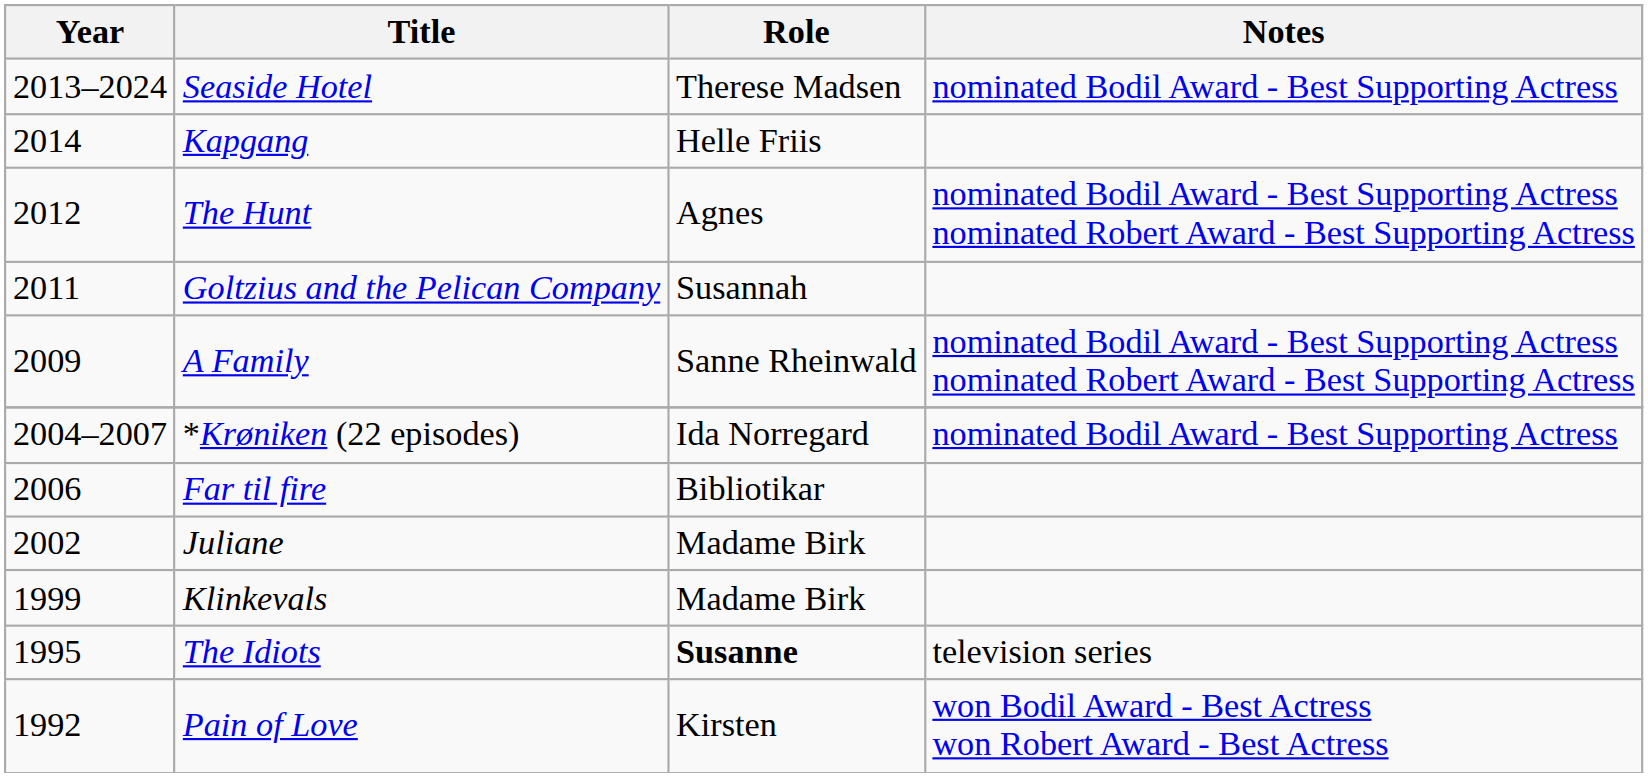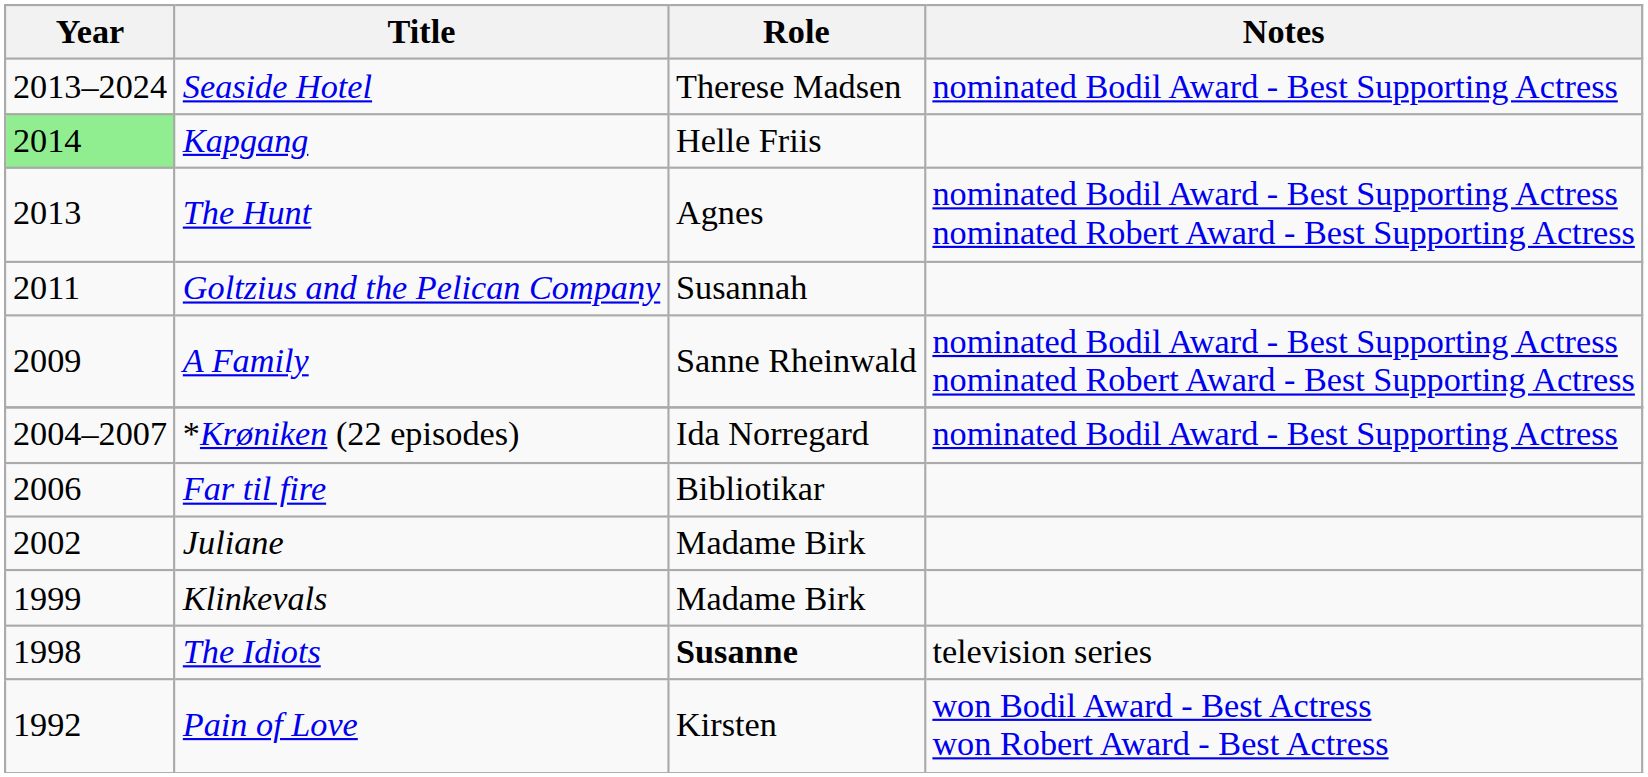(47, 140) no background -> (47, 140) lightgreen background
(47, 213) 2012 -> (47, 213) 2013
(47, 651) 1995 -> (47, 651) 1998
